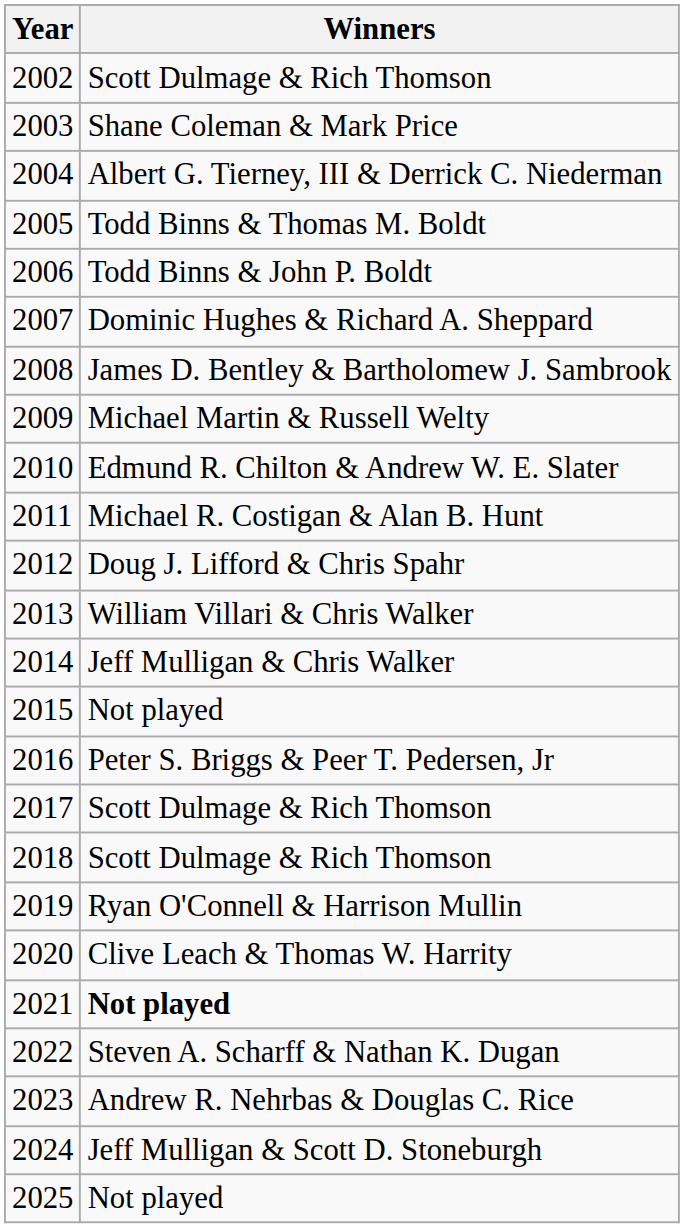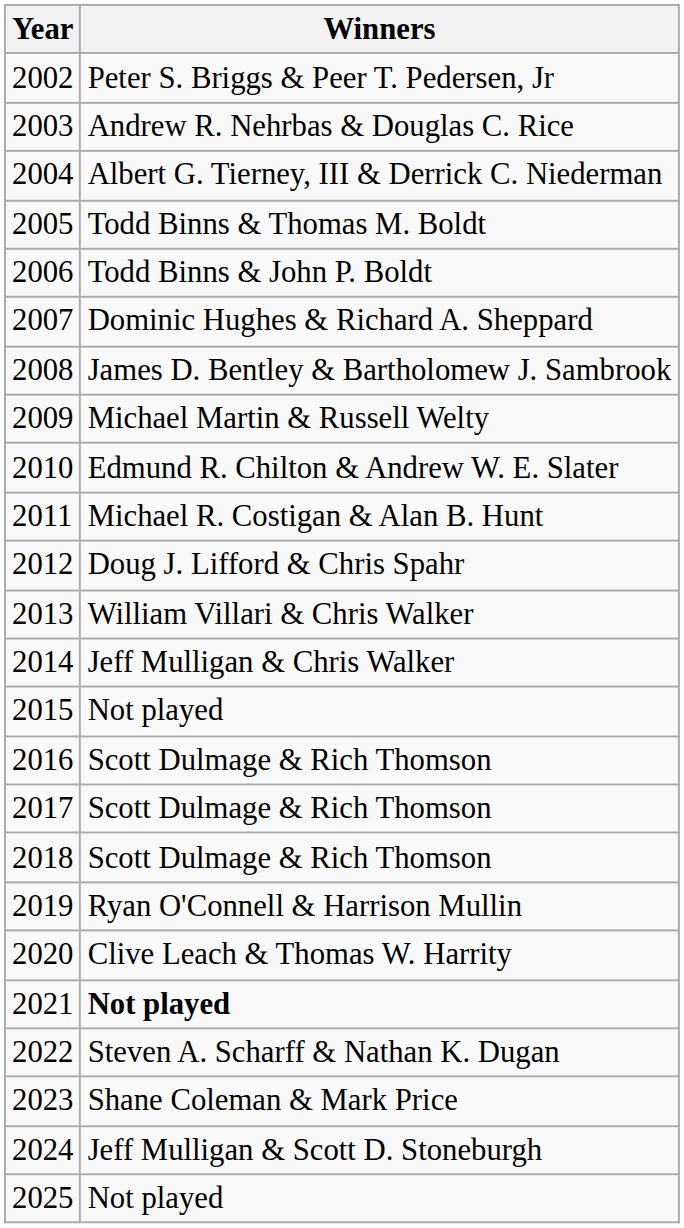(290, 77) Scott Dulmage & Rich Thomson -> (321, 77) Peter S. Briggs & Peer T. Pedersen, Jr
(273, 126) Shane Coleman & Mark Price -> (331, 126) Andrew R. Nehrbas & Douglas C. Rice
(321, 759) Peter S. Briggs & Peer T. Pedersen, Jr -> (290, 759) Scott Dulmage & Rich Thomson
(331, 1100) Andrew R. Nehrbas & Douglas C. Rice -> (273, 1100) Shane Coleman & Mark Price
